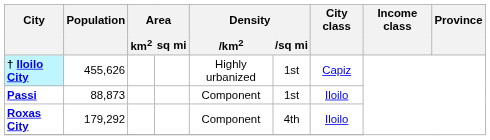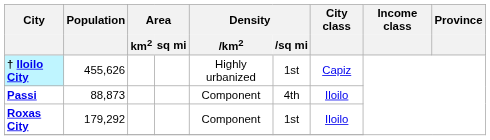(292, 95) 1st -> (292, 95) 4th
(292, 119) 4th -> (292, 119) 1st
